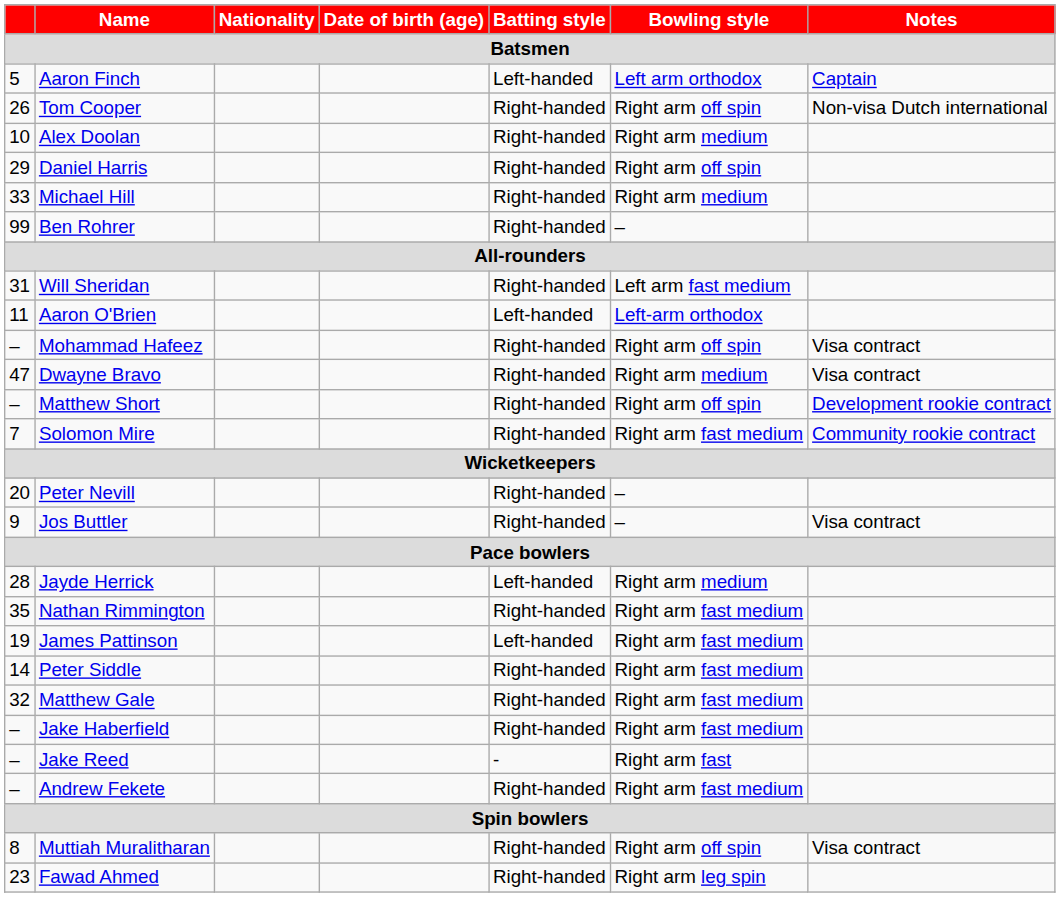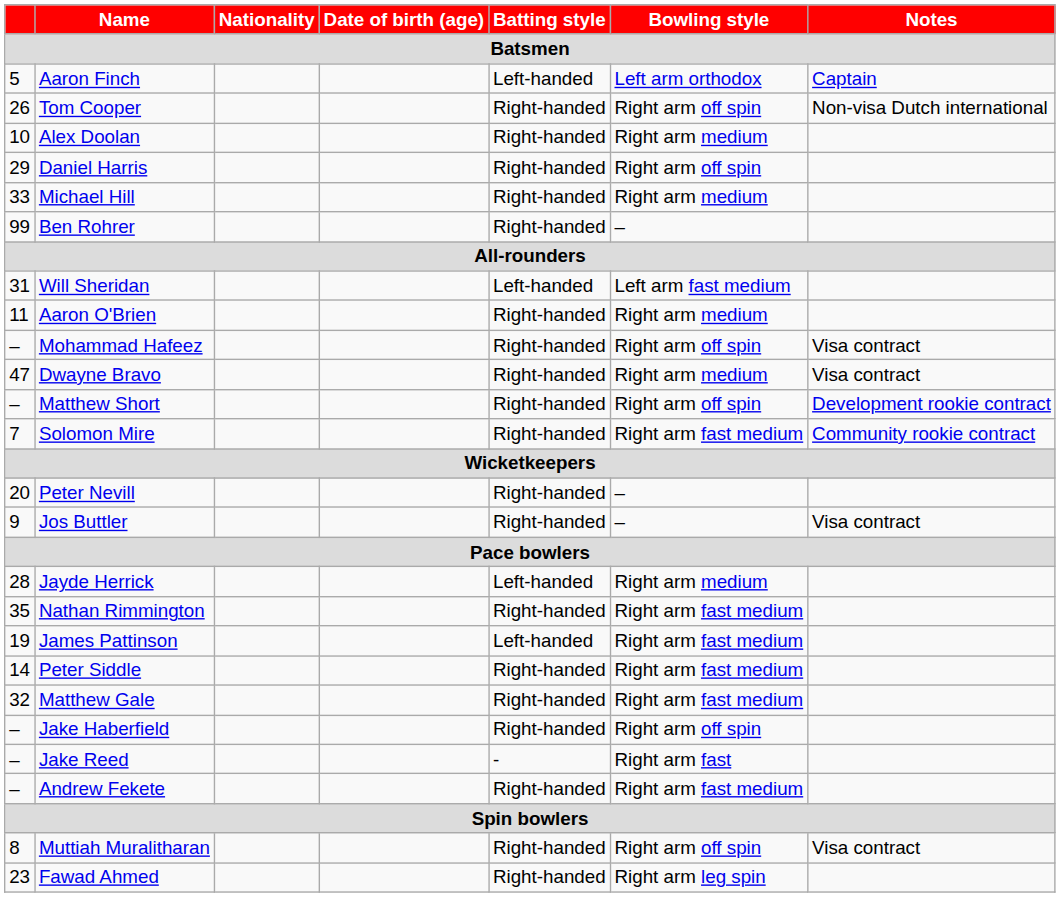(549, 285) Right-handed -> (543, 285) Left-handed
(543, 315) Left-handed -> (549, 315) Right-handed
(689, 315) Left-arm orthodox -> (691, 315) Right arm medium
(709, 729) Right arm fast medium -> (688, 729) Right arm off spin
